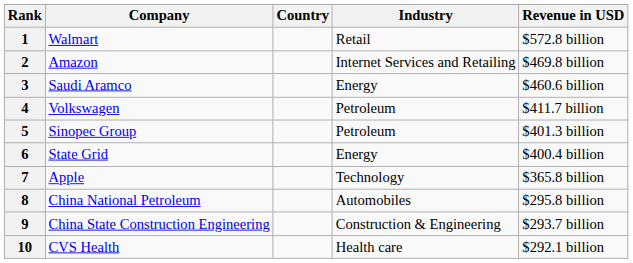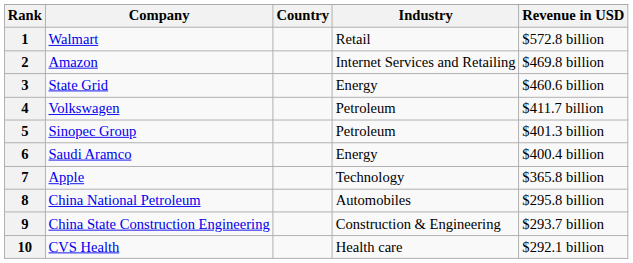(90, 85) Saudi Aramco -> (78, 85) State Grid
(78, 154) State Grid -> (90, 154) Saudi Aramco
